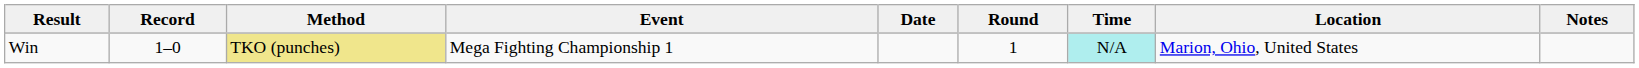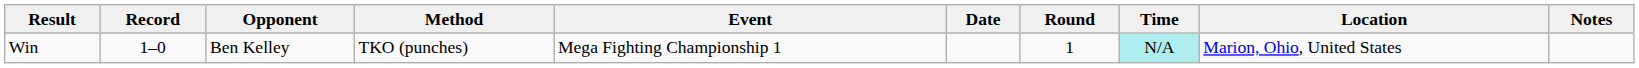+ column: (280, 18)
(285, 47) khaki background -> (413, 47) no background
